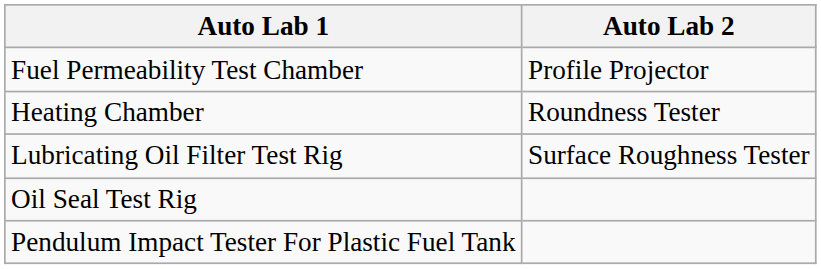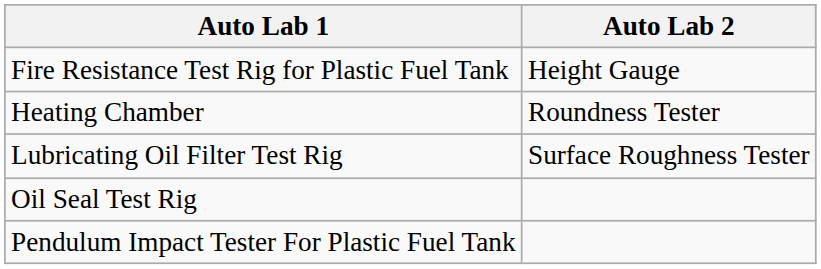+ row: (260, 69)
- row: (187, 69)
